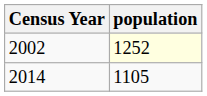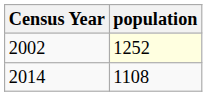(131, 76) 1105 -> (131, 76) 1108
